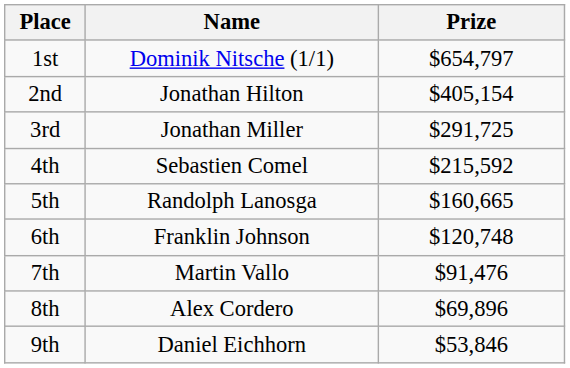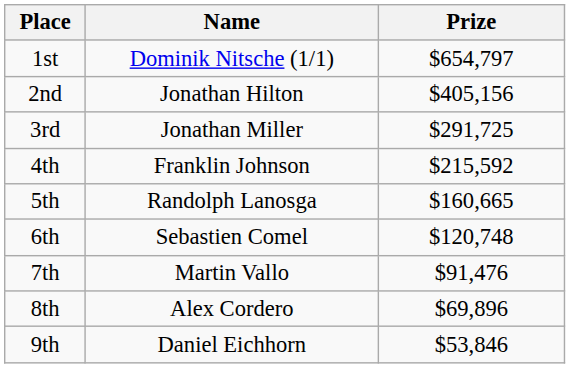(471, 93) $405,154 -> (471, 93) $405,156
(232, 165) Sebastien Comel -> (232, 165) Franklin Johnson
(232, 237) Franklin Johnson -> (232, 237) Sebastien Comel
